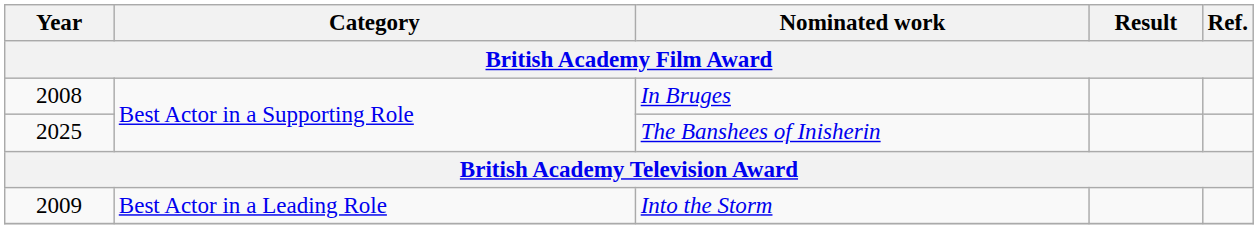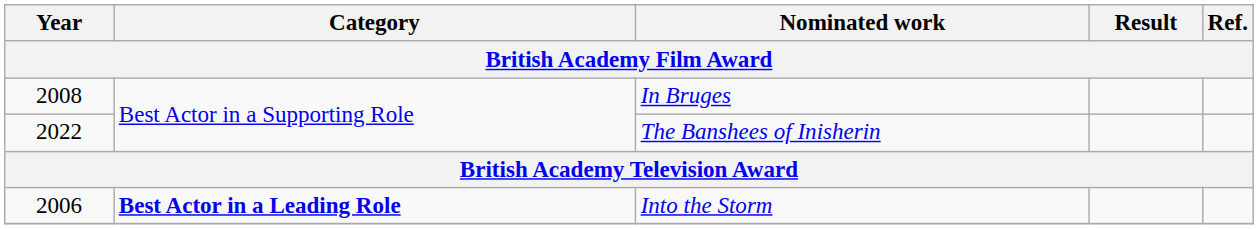(59, 132) 2025 -> (59, 132) 2022
(59, 205) 2009 -> (59, 205) 2006
(253, 205) normal -> (260, 205) bold
